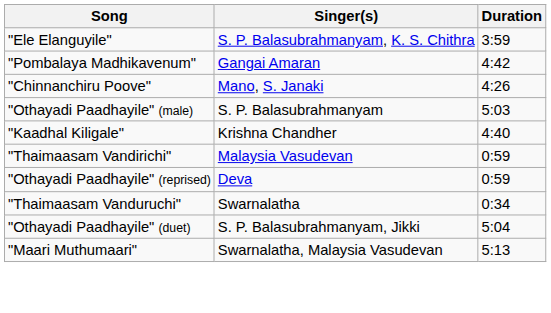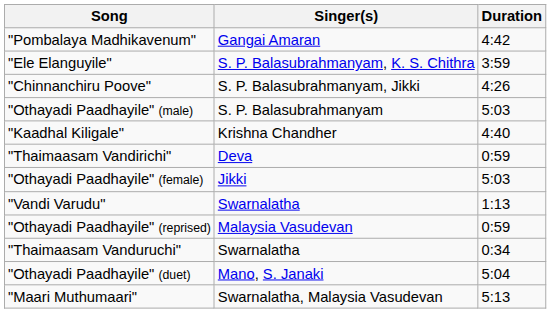rows swapped: (60, 40) <-> (102, 63)
(271, 86) Mano, S. Janaki -> (319, 86) S. P. Balasubrahmanyam, Jikki
(285, 156) Malaysia Vasudevan -> (235, 156) Deva
+ row: (106, 180)
+ row: (57, 203)
(235, 180) Deva -> (285, 226) Malaysia Vasudevan
(319, 226) S. P. Balasubrahmanyam, Jikki -> (271, 273) Mano, S. Janaki
